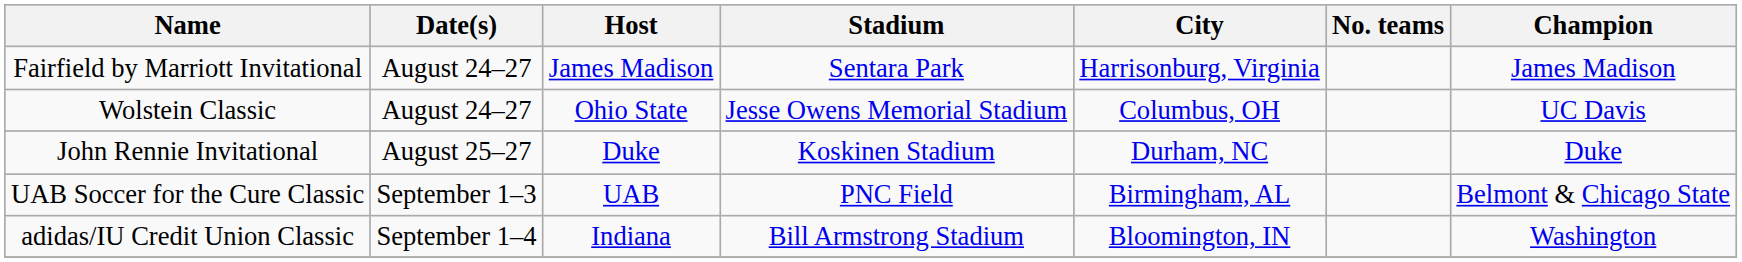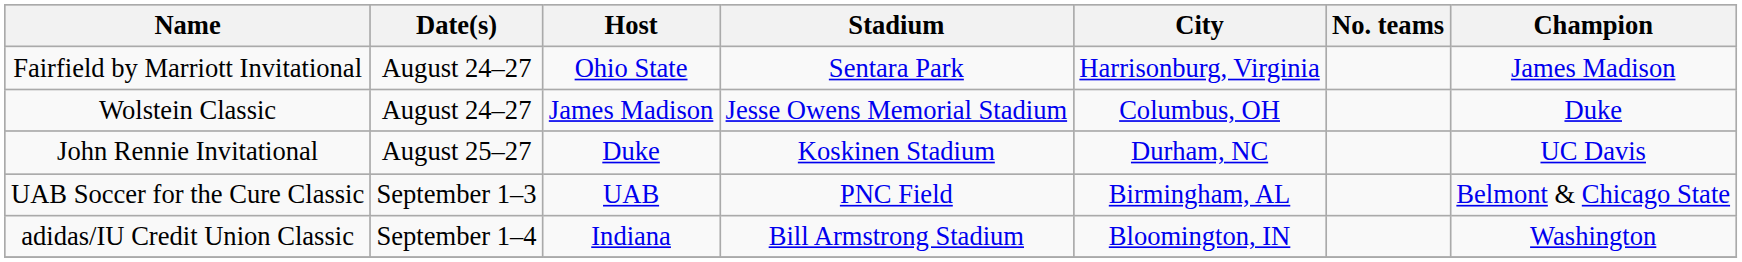(631, 67) James Madison -> (631, 67) Ohio State
(631, 109) Ohio State -> (631, 109) James Madison
(1593, 109) UC Davis -> (1593, 109) Duke
(1593, 151) Duke -> (1593, 151) UC Davis
